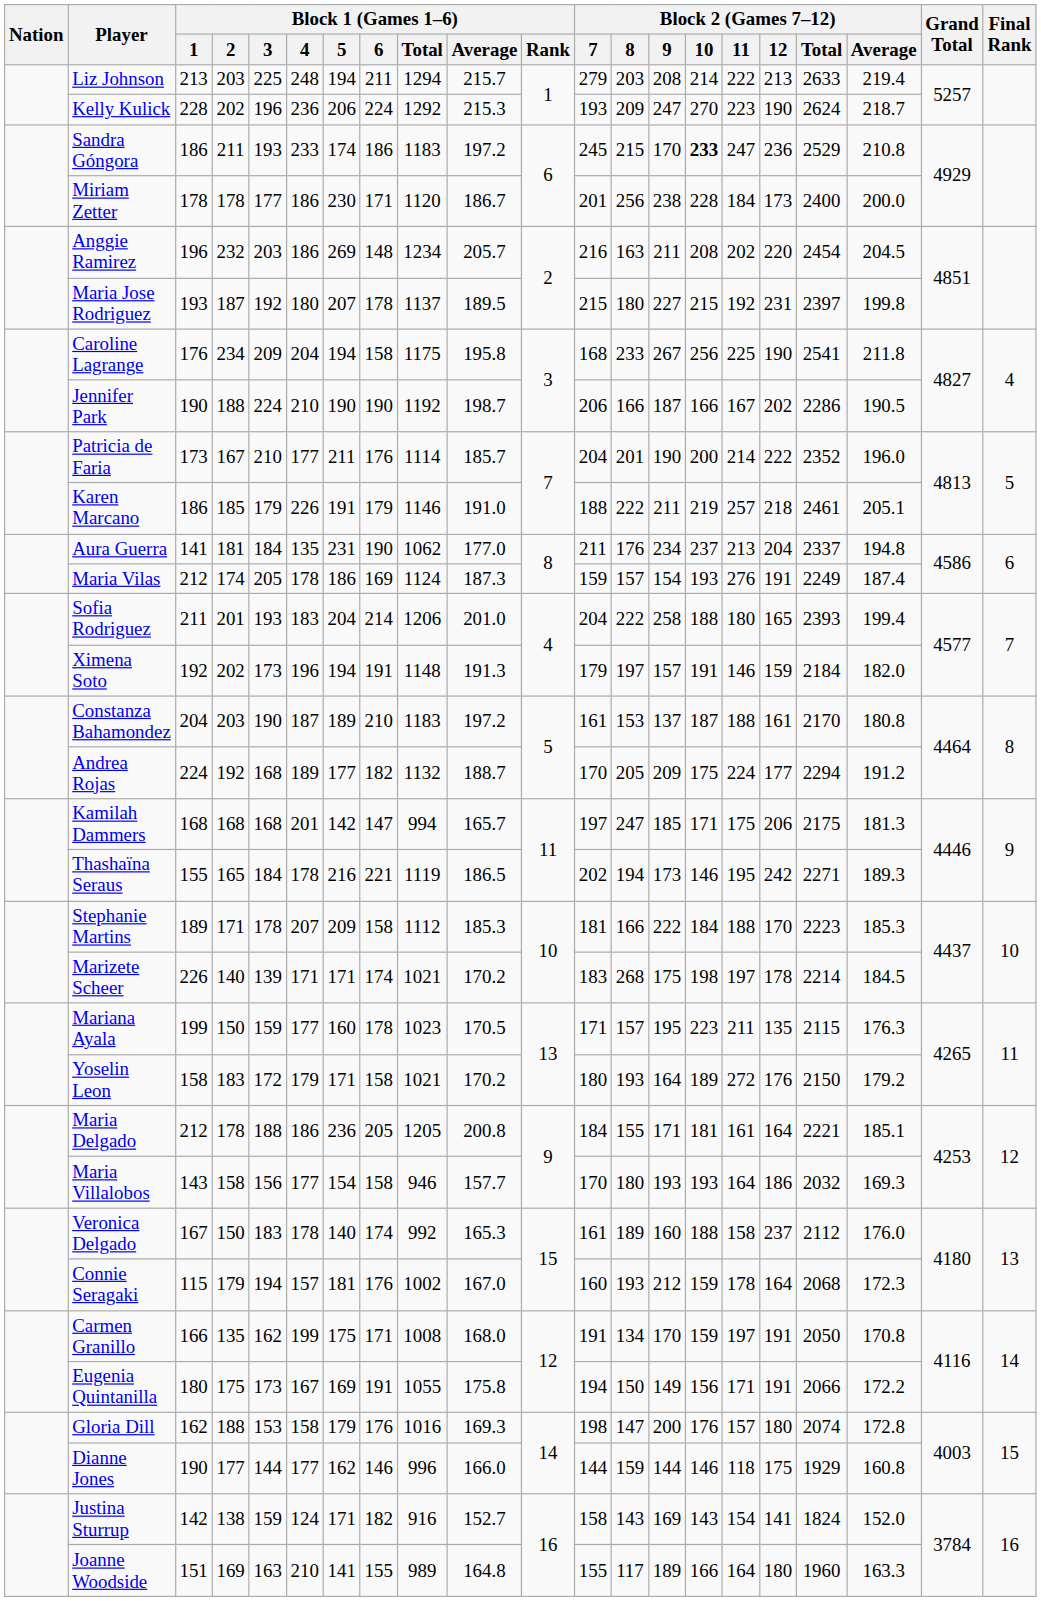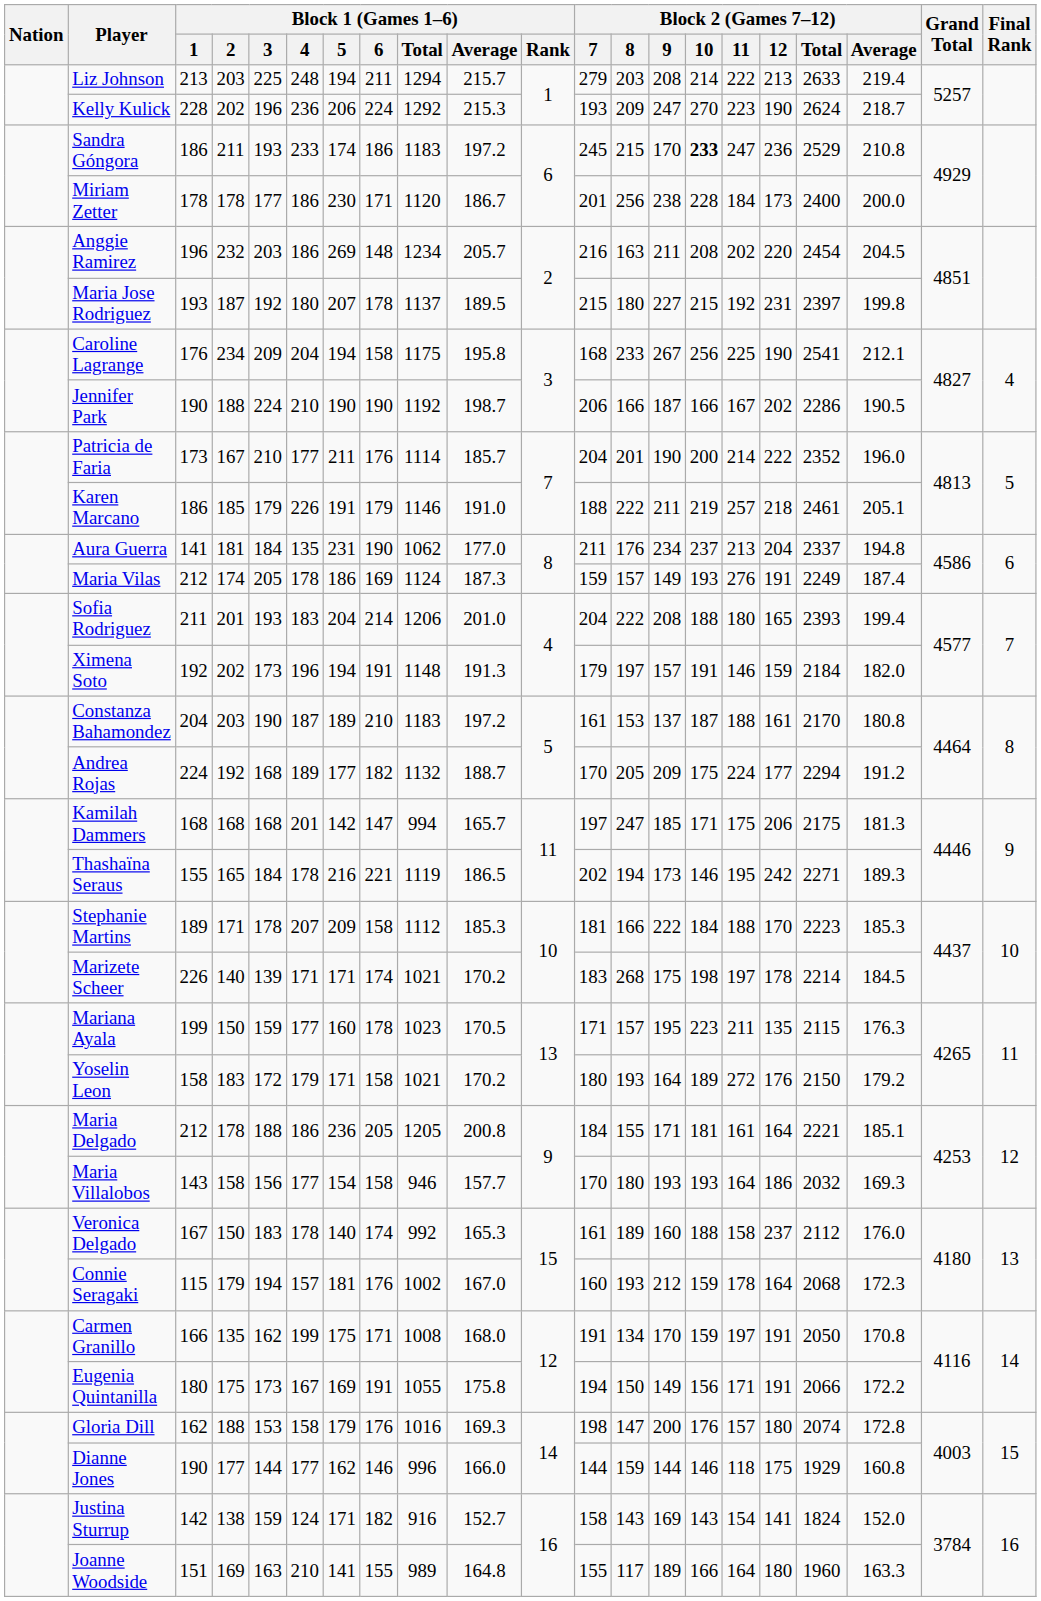(884, 354) 211.8 -> (884, 354) 212.1
(667, 578) 154 -> (667, 578) 149
(667, 619) 258 -> (667, 619) 208
